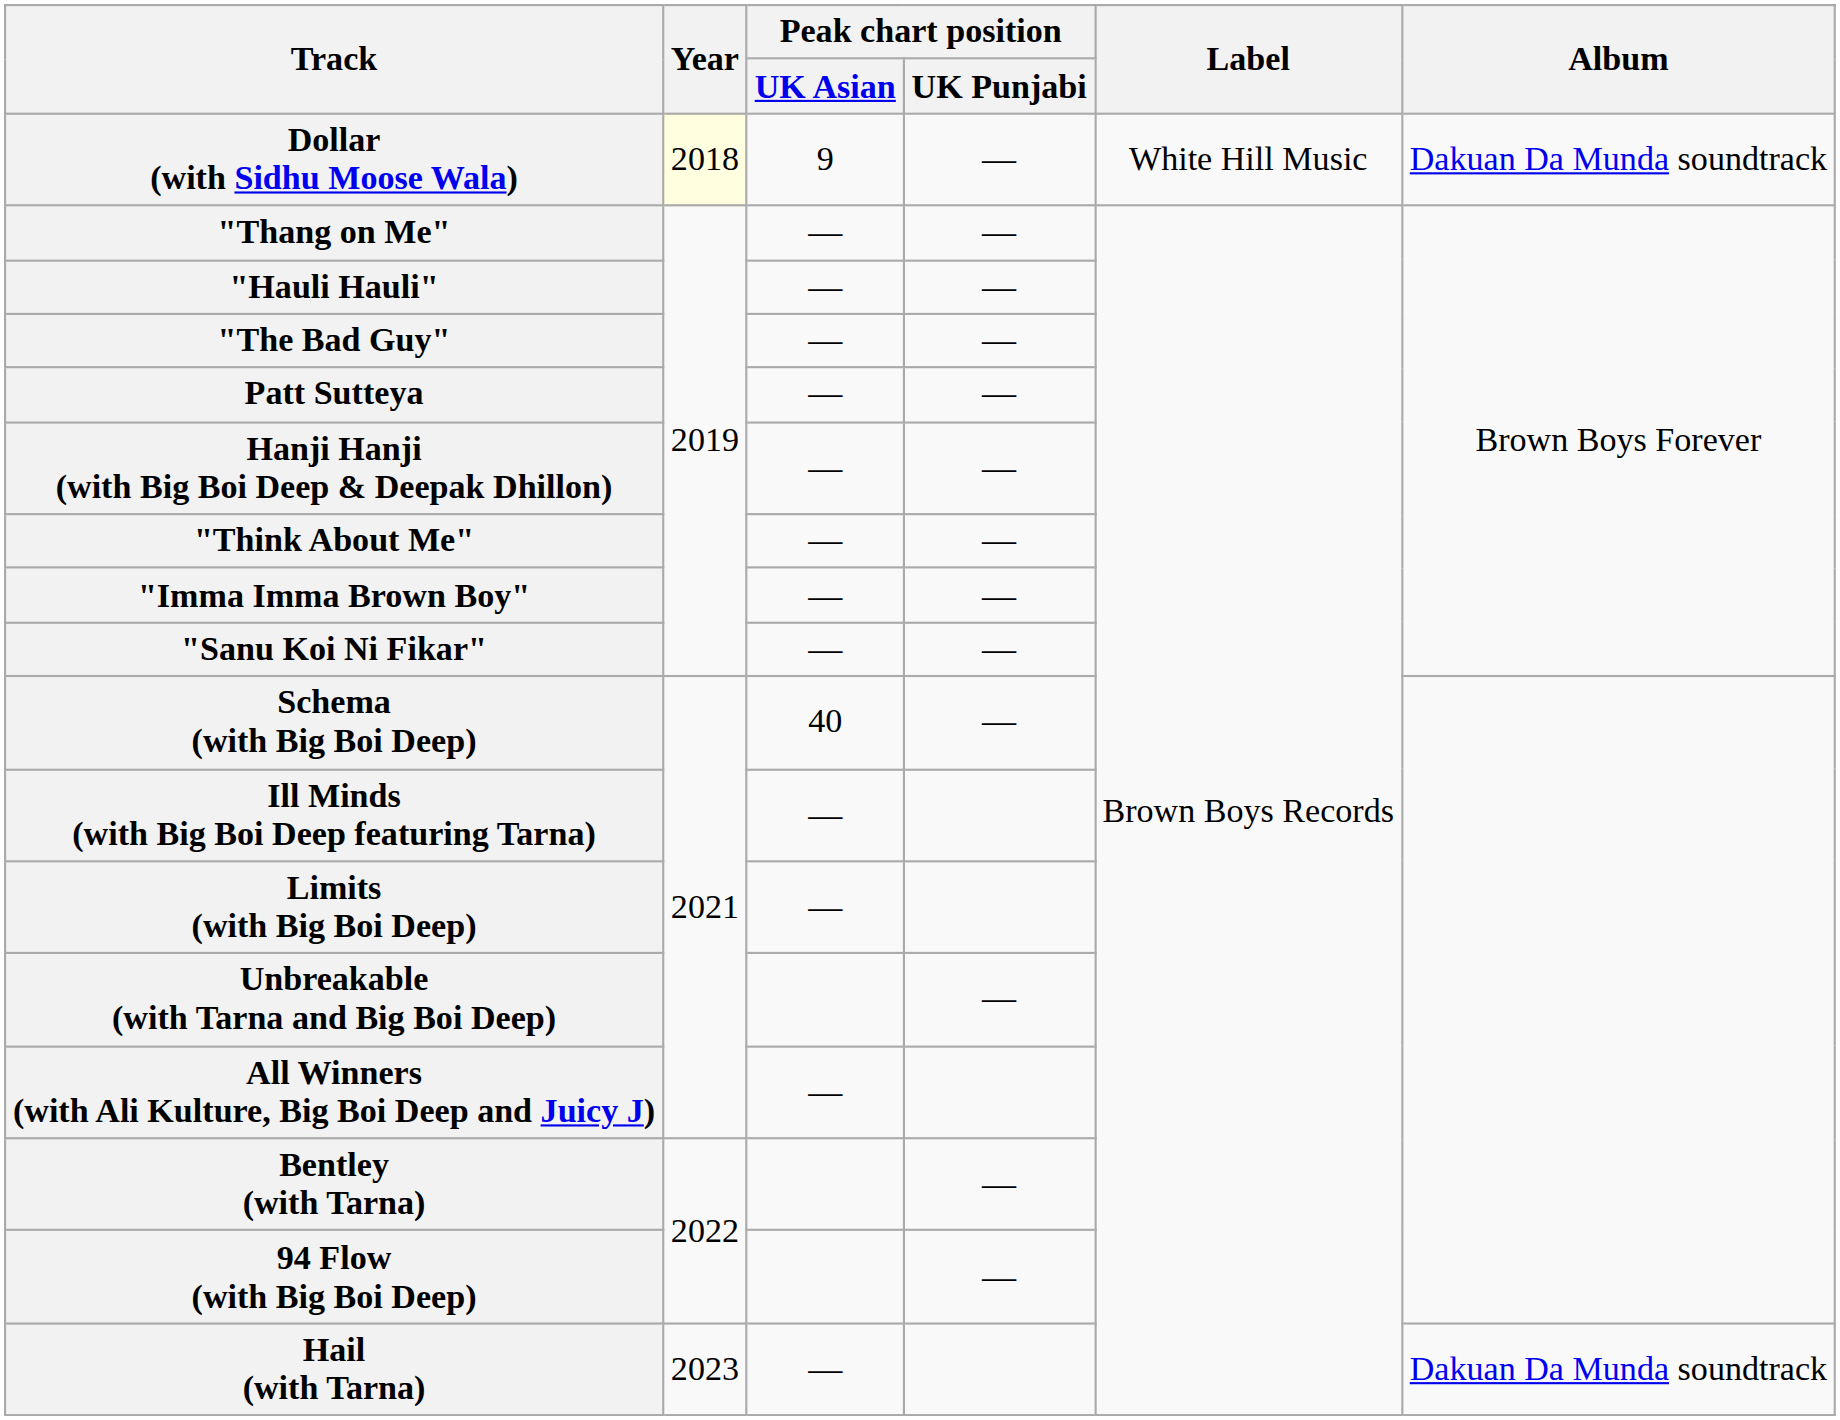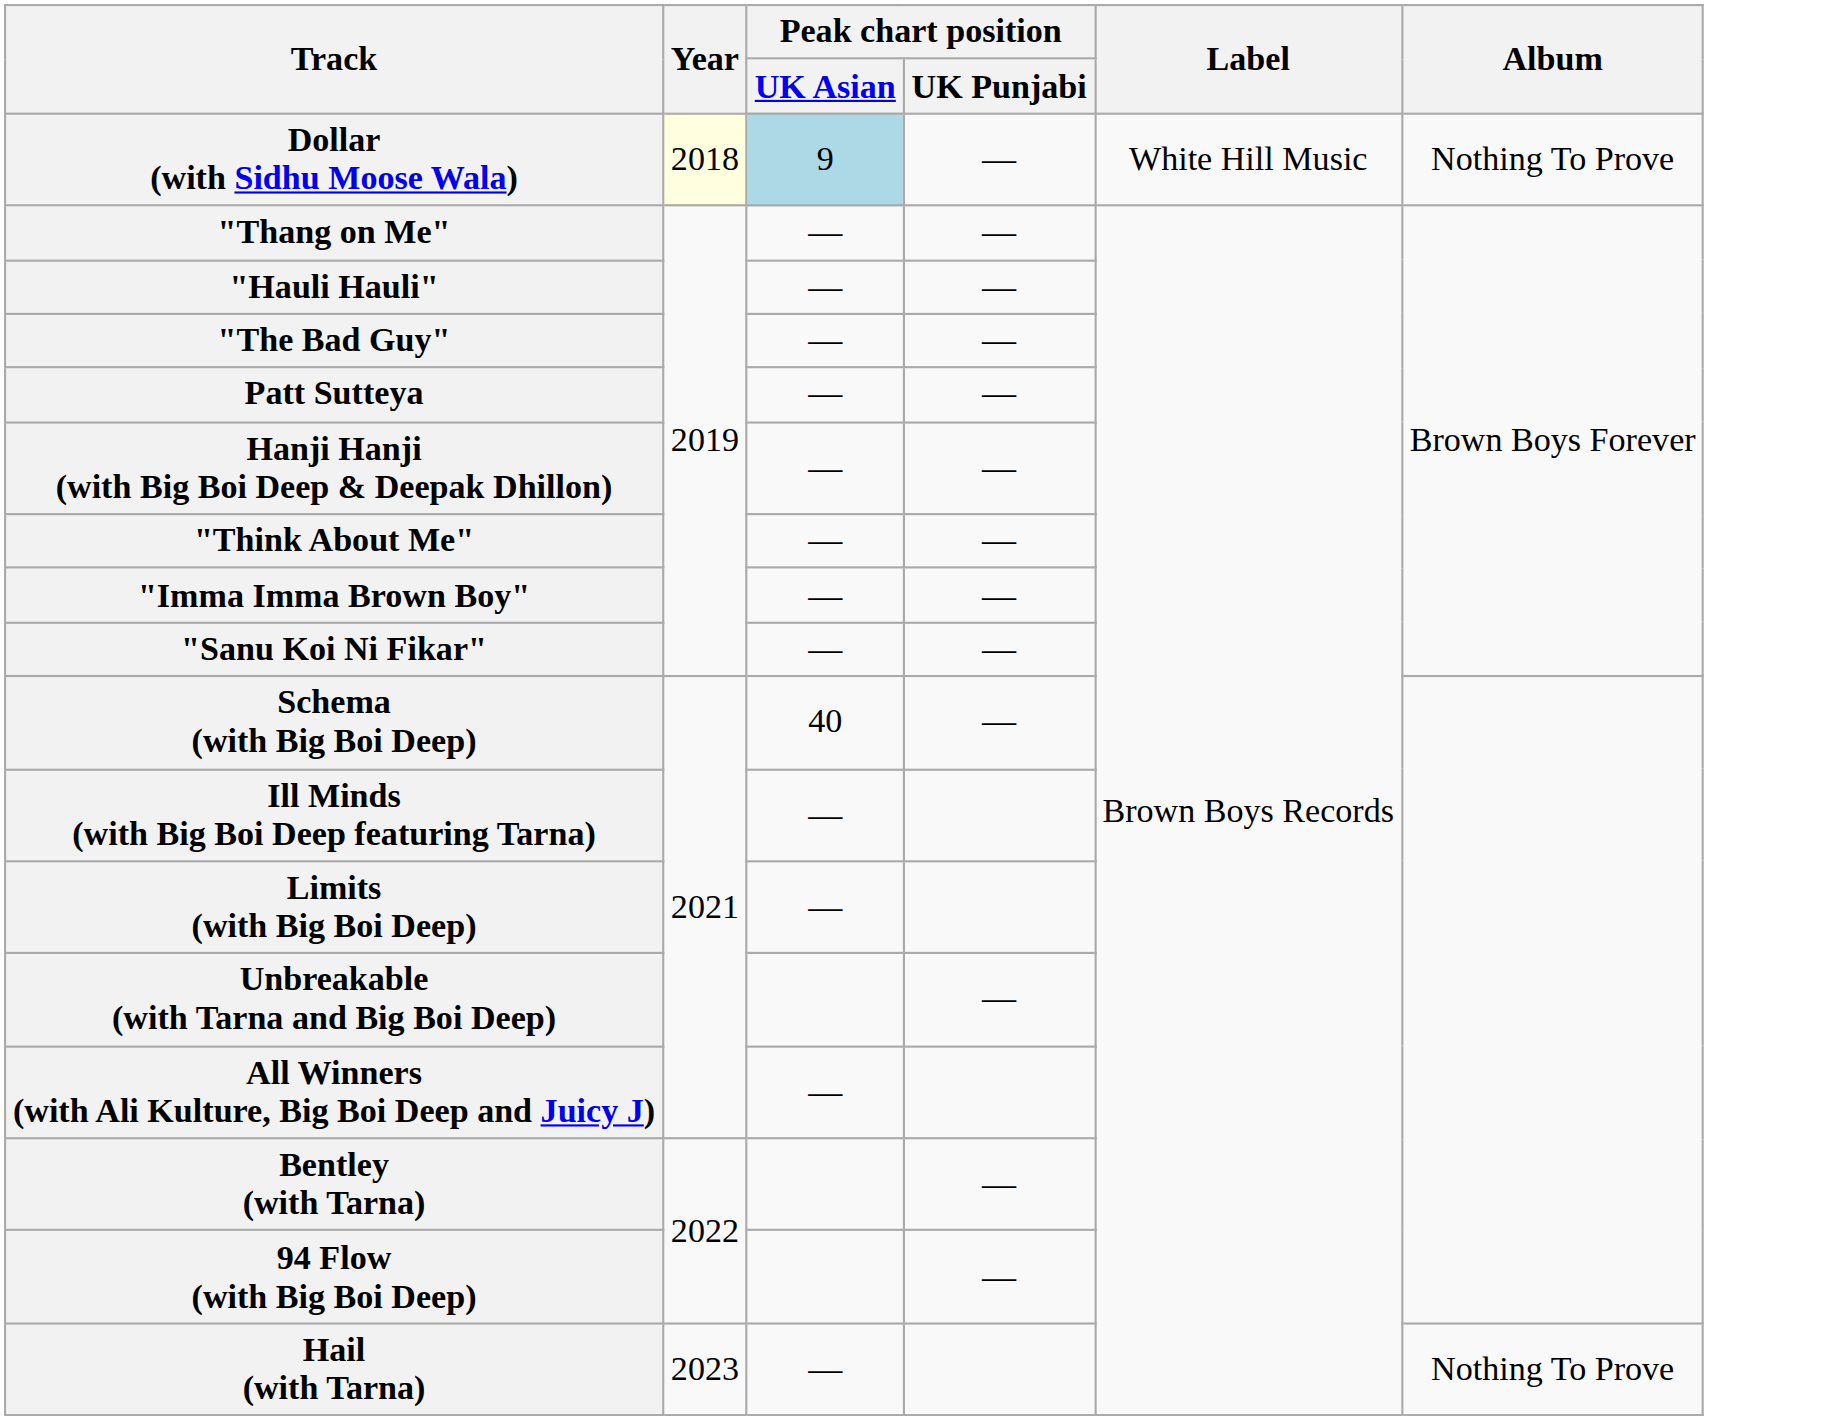(825, 158) no background -> (825, 158) lightblue background
(1618, 158) Dakuan Da Munda soundtrack -> (1553, 158) Nothing To Prove
(1618, 1368) Dakuan Da Munda soundtrack -> (1553, 1368) Nothing To Prove
